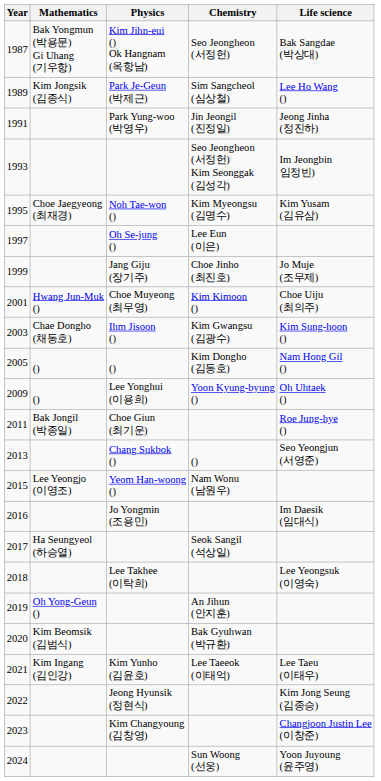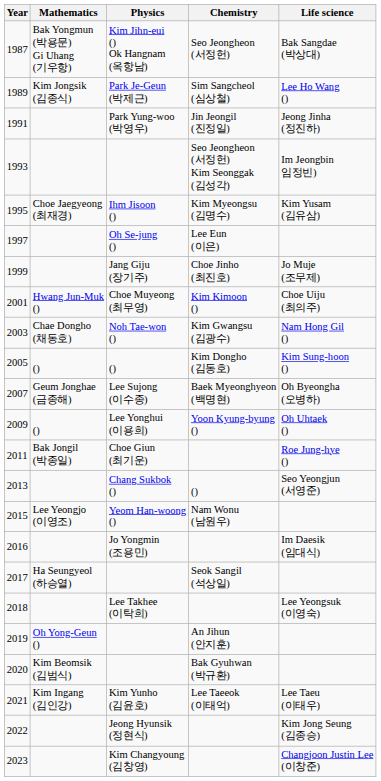(138, 210) Noh Tae-won () -> (132, 210) Ihm Jisoon ()
(132, 332) Ihm Jisoon () -> (138, 332) Noh Tae-won ()
(313, 332) Kim Sung-hoon () -> (313, 332) Nam Hong Gil ()
(311, 363) Nam Hong Gil () -> (315, 363) Kim Sung-hoon ()
+ row: (17, 394)
- row: (17, 761)
